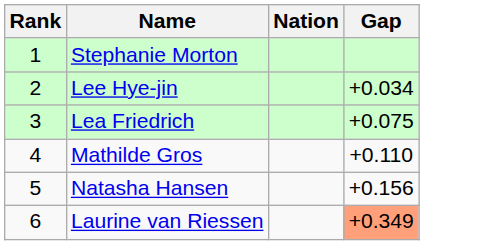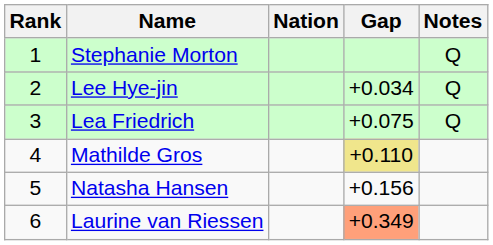+ column: (453, 21)
(381, 155) no background -> (381, 155) khaki background
